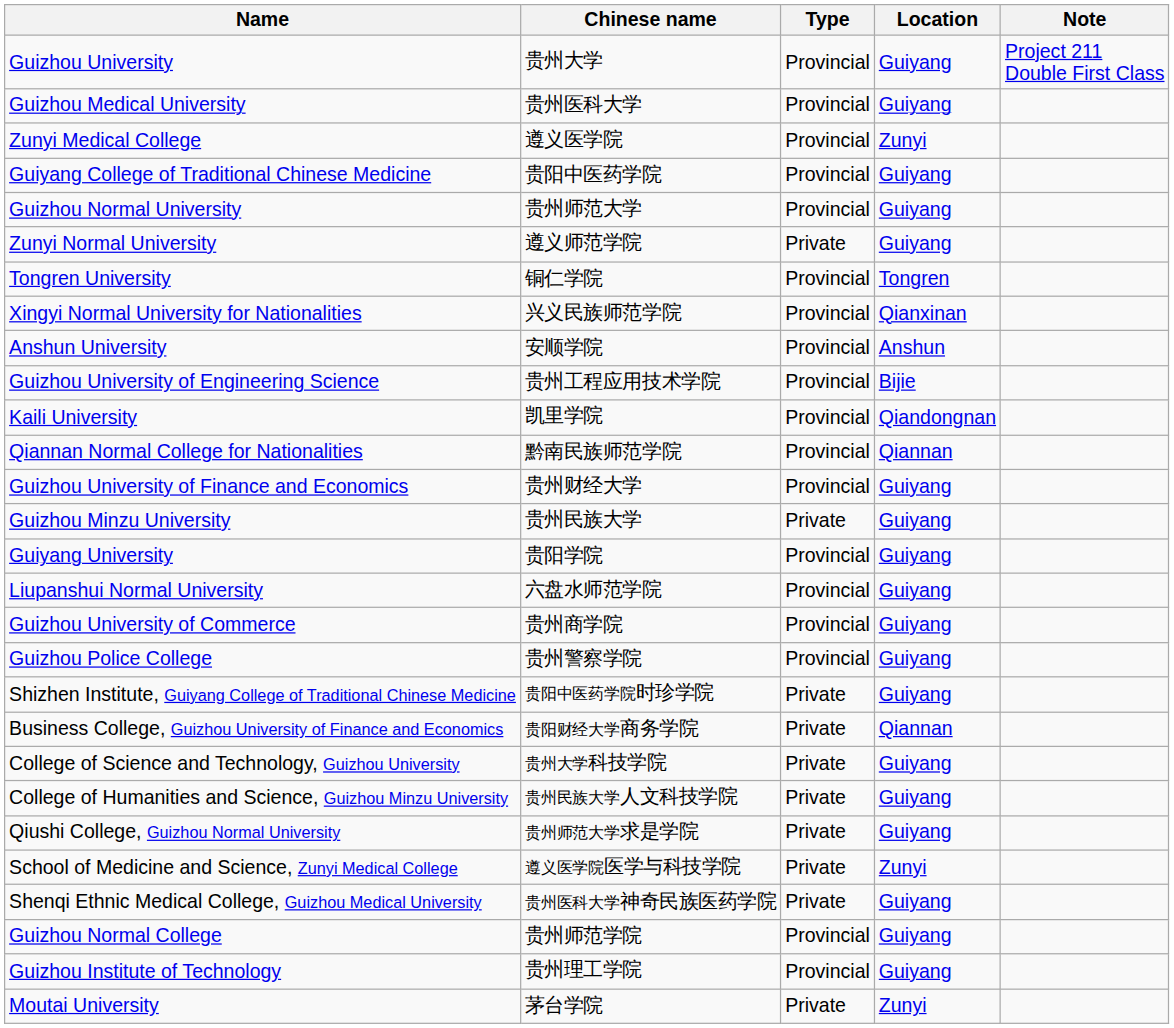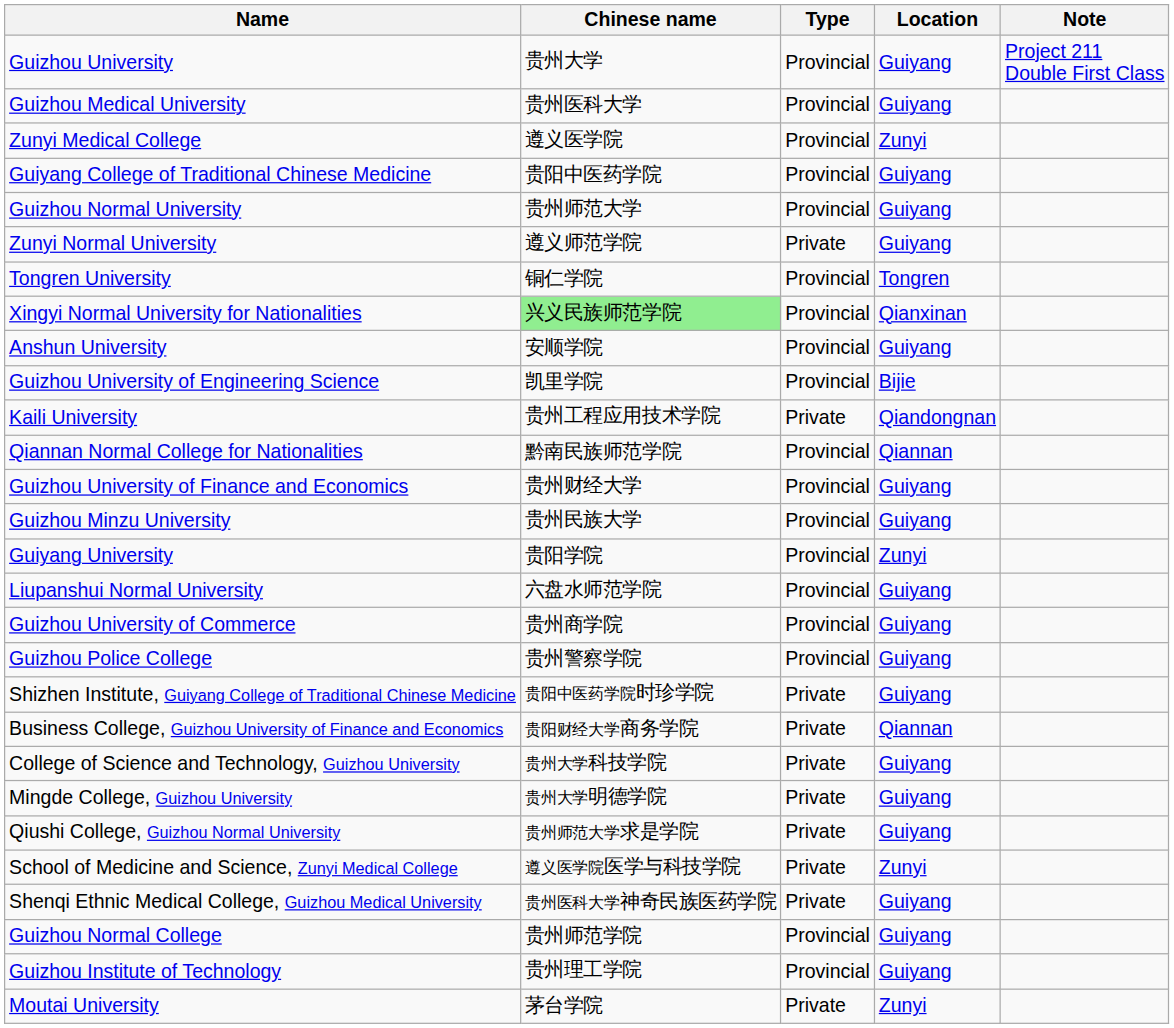(603, 312) no background -> (603, 312) lightgreen background
(912, 348) Anshun -> (915, 348) Guiyang
(622, 382) 贵州工程应用技术学院 -> (564, 382) 凯里学院
(564, 416) 凯里学院 -> (622, 416) 贵州工程应用技术学院
(828, 417) Provincial -> (816, 417) Private
(816, 521) Private -> (828, 521) Provincial
(915, 555) Guiyang -> (903, 555) Zunyi
+ row: (151, 798)
- row: (259, 798)
